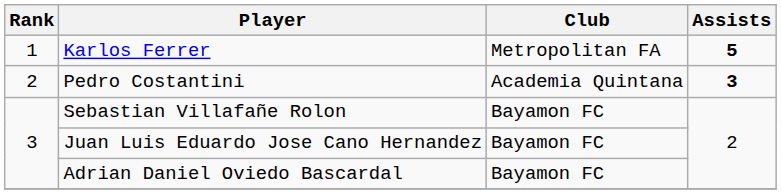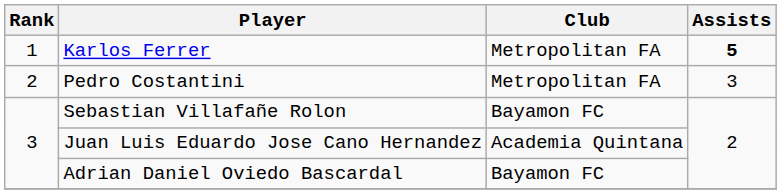(587, 82) Academia Quintana -> (576, 82) Metropolitan FA
(732, 82) bold -> (732, 82) normal
(548, 143) Bayamon FC -> (587, 143) Academia Quintana
